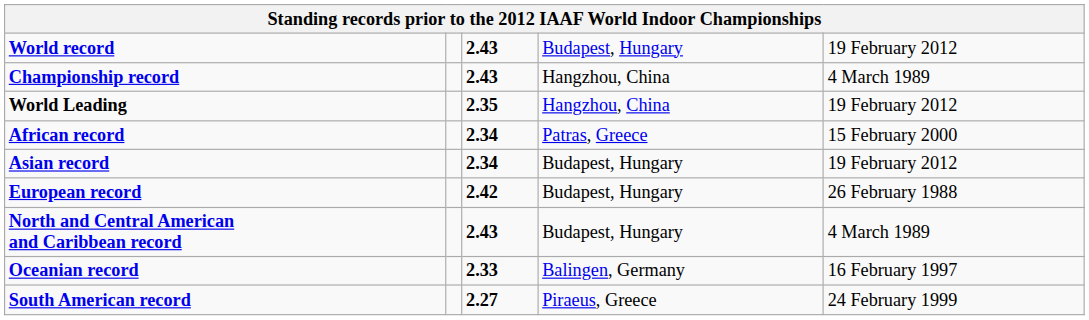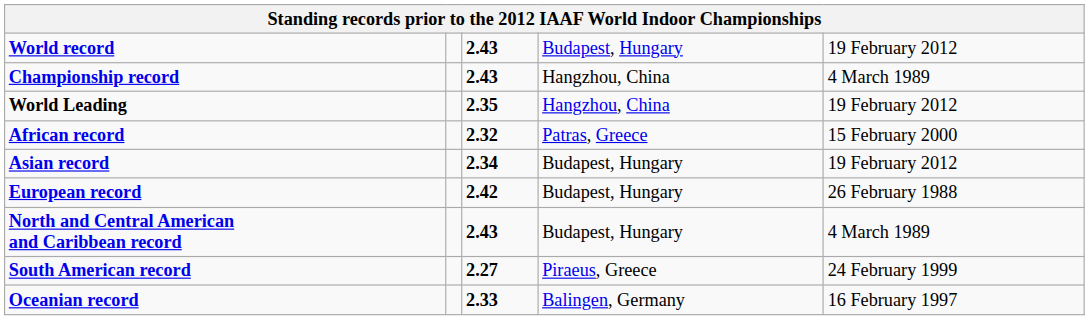(482, 134) 2.34 -> (482, 134) 2.32
rows swapped: (74, 270) <-> (100, 299)
